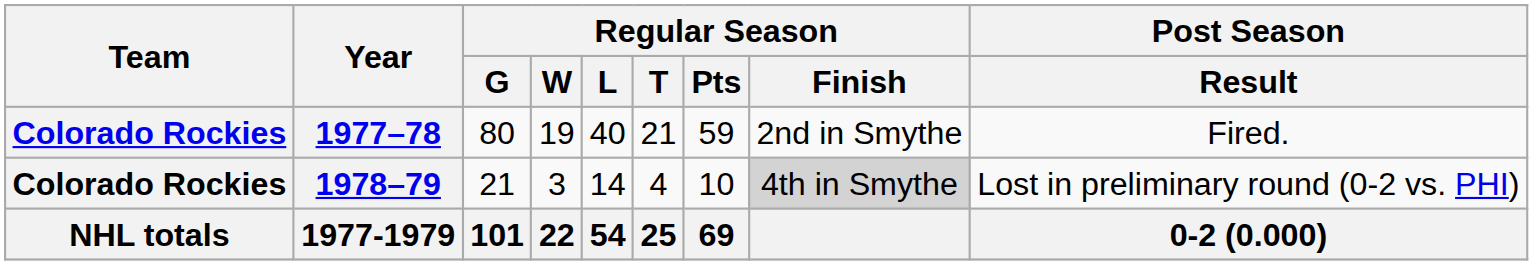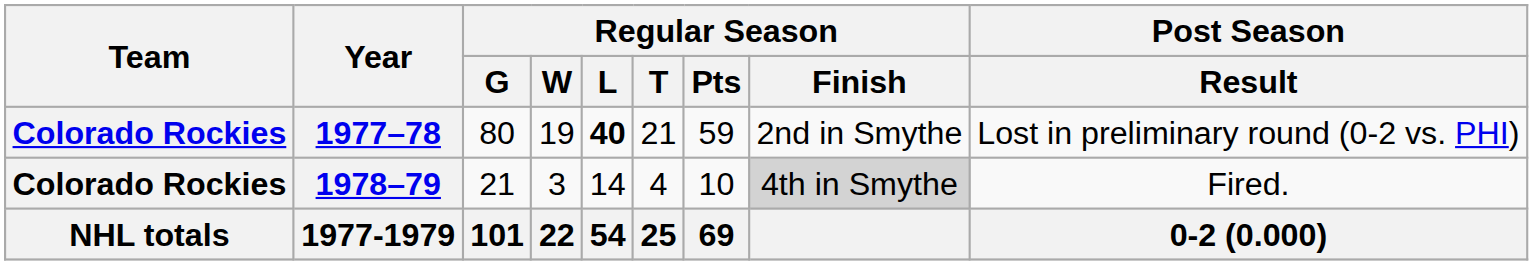(608, 133) normal -> (608, 133) bold
(1248, 133) Fired. -> (1248, 133) Lost in preliminary round (0-2 vs. PHI)
(1248, 184) Lost in preliminary round (0-2 vs. PHI) -> (1248, 184) Fired.
